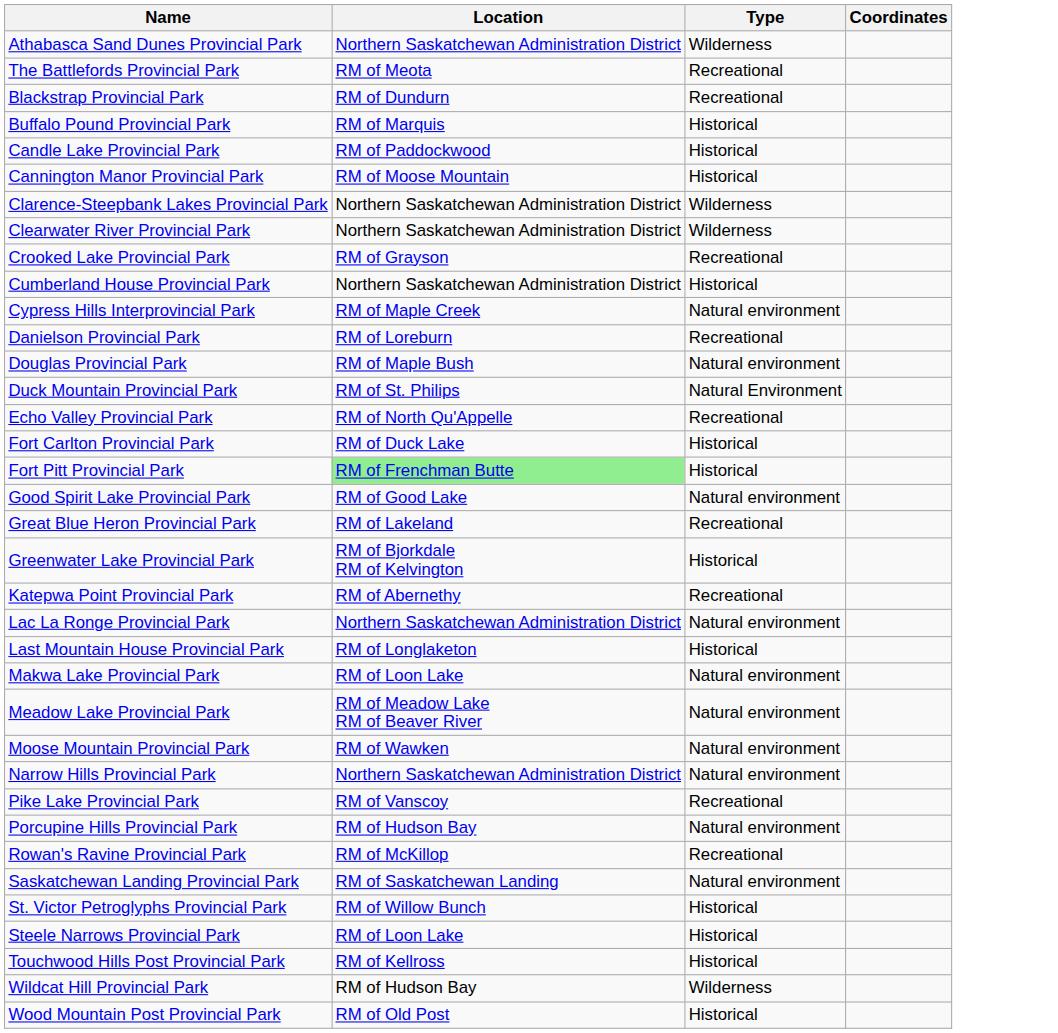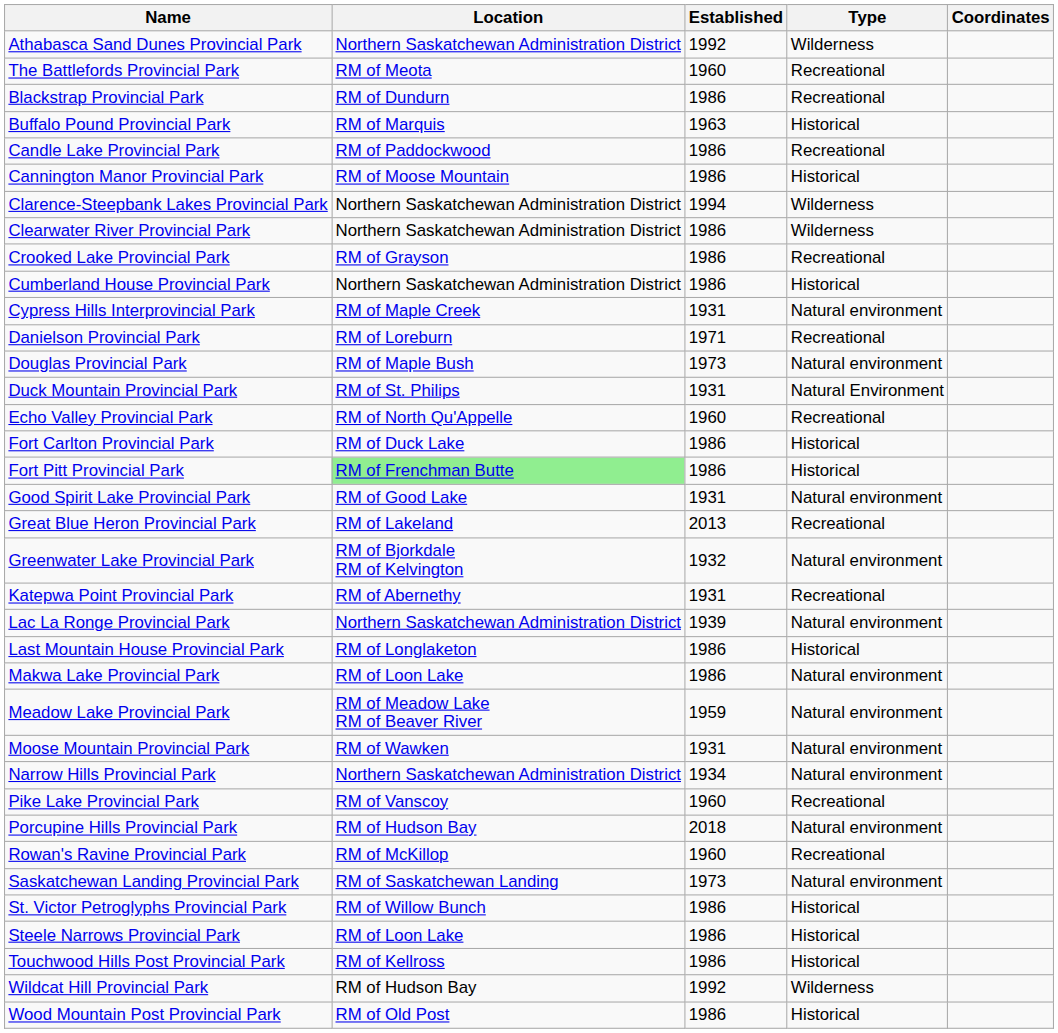+ column: (736, 17)
(723, 151) Historical -> (838, 151) Recreational
(723, 560) Historical -> (866, 560) Natural environment
